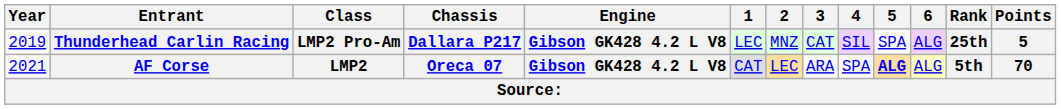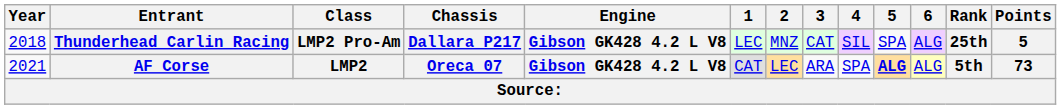(27, 42) 2019 -> (27, 42) 2018
(1023, 67) 70 -> (1023, 67) 73
